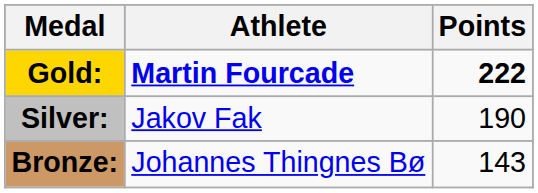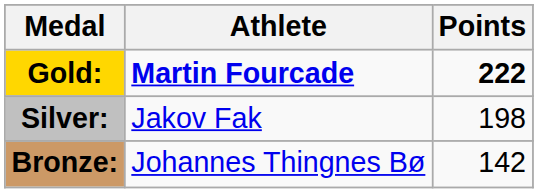(502, 118) 190 -> (502, 118) 198
(502, 163) 143 -> (502, 163) 142
